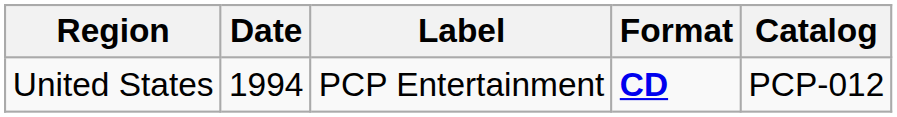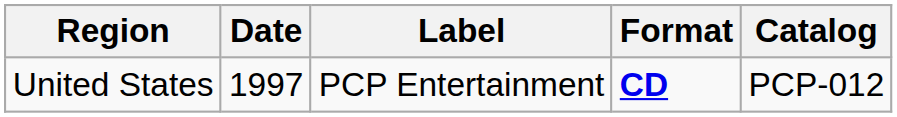(266, 84) 1994 -> (266, 84) 1997
